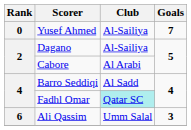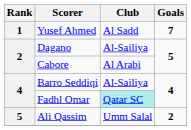(20, 30) 0 -> (20, 30) 1
(125, 30) Al-Sailiya -> (121, 30) Al Sadd
(121, 82) Al Sadd -> (125, 82) Al-Sailiya
(20, 116) 6 -> (20, 116) 5
(171, 116) 3 -> (171, 116) 2
